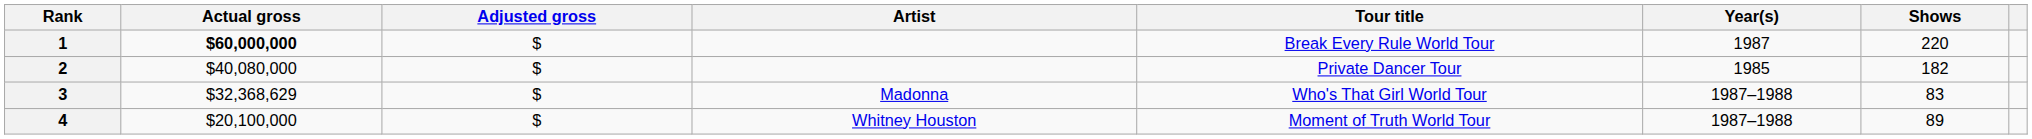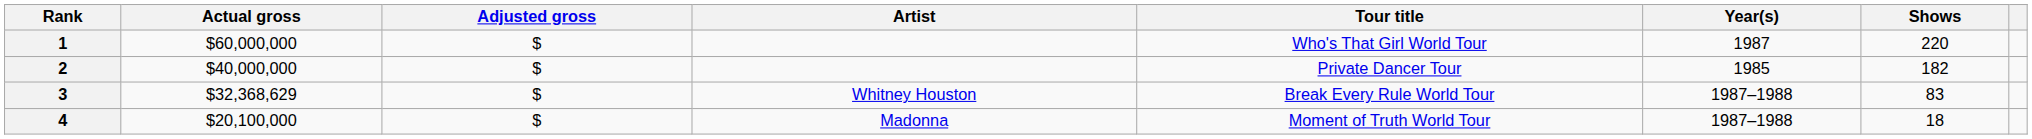(251, 43) bold -> (251, 43) normal
(1390, 43) Break Every Rule World Tour -> (1390, 43) Who's That Girl World Tour
(251, 69) $40,080,000 -> (251, 69) $40,000,000
(914, 95) Madonna -> (914, 95) Whitney Houston
(1390, 95) Who's That Girl World Tour -> (1390, 95) Break Every Rule World Tour
(914, 120) Whitney Houston -> (914, 120) Madonna
(1935, 120) 89 -> (1935, 120) 18
